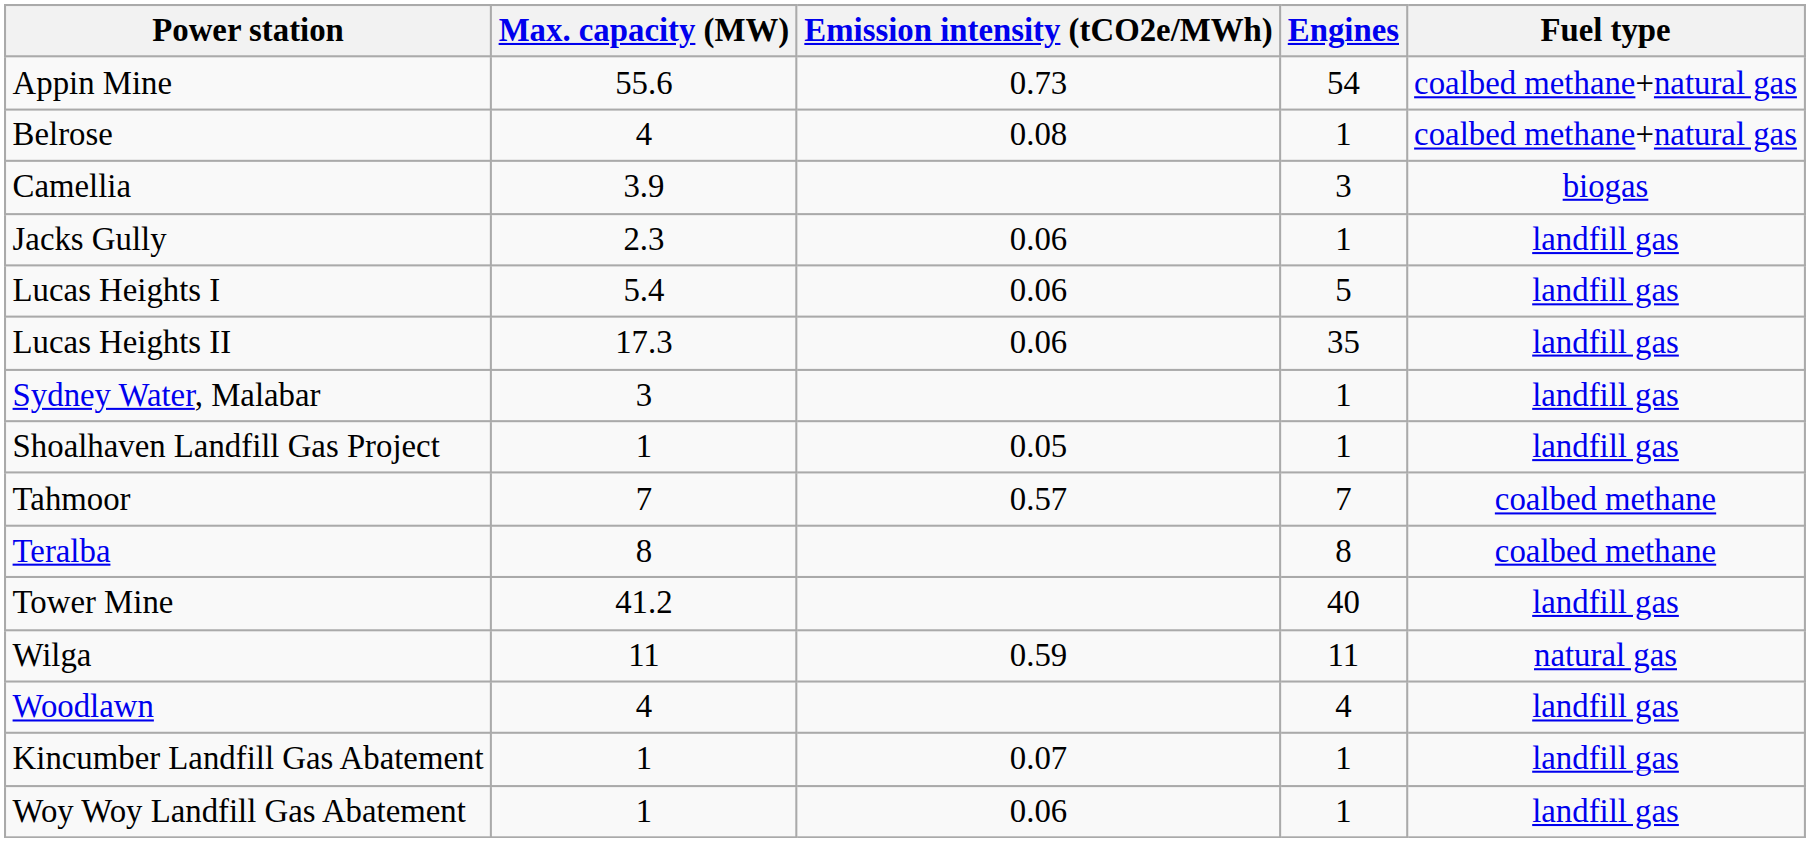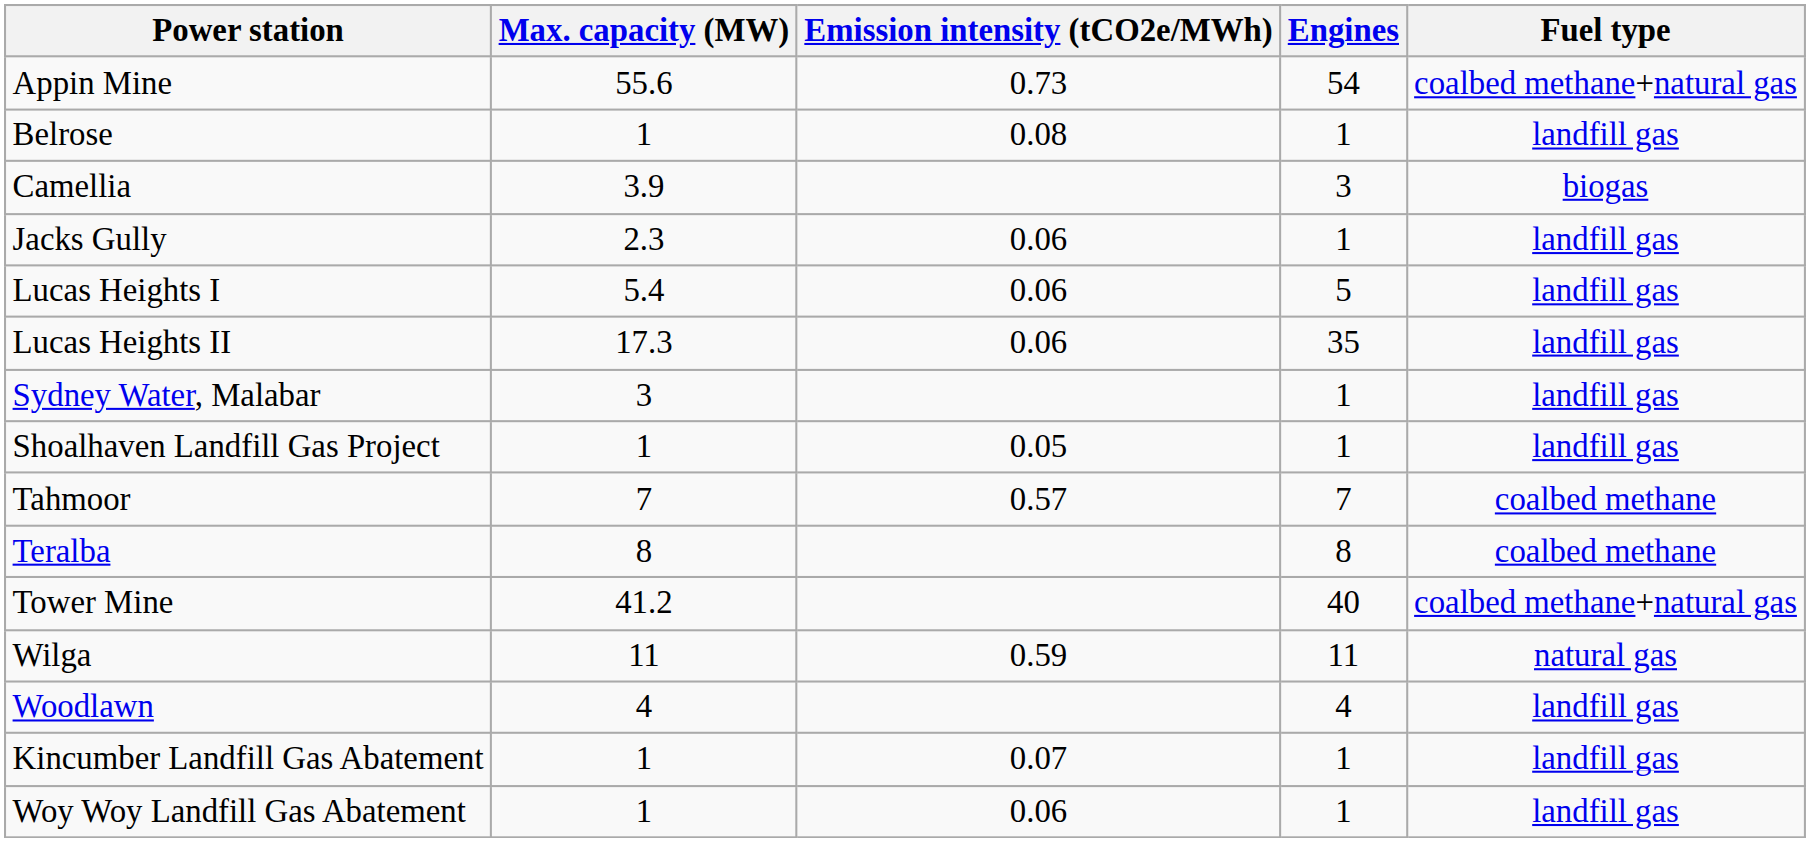(644, 134) 4 -> (644, 134) 1
(1606, 134) coalbed methane+natural gas -> (1606, 134) landfill gas
(1606, 602) landfill gas -> (1606, 602) coalbed methane+natural gas
